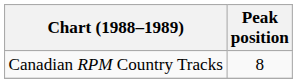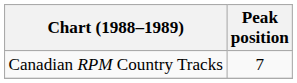(260, 64) 8 -> (260, 64) 7
